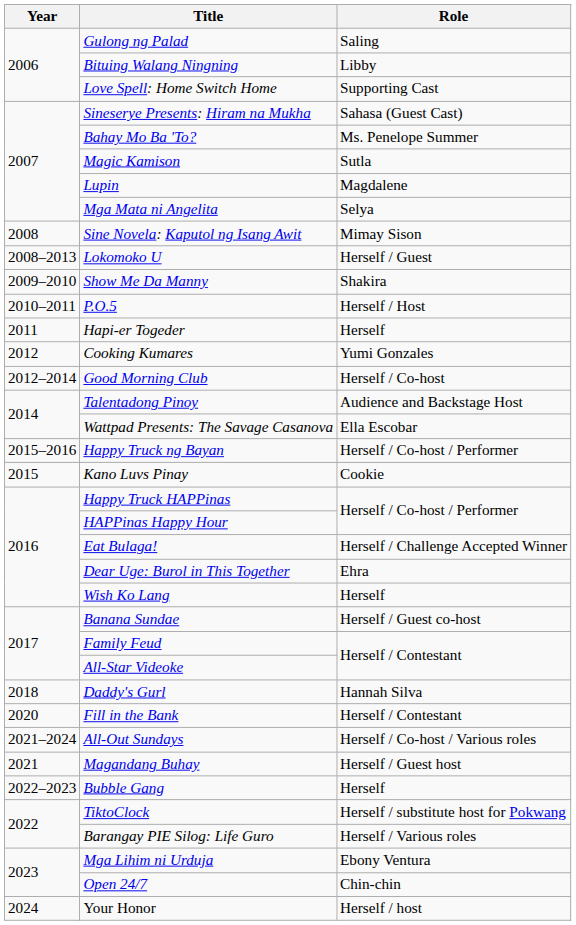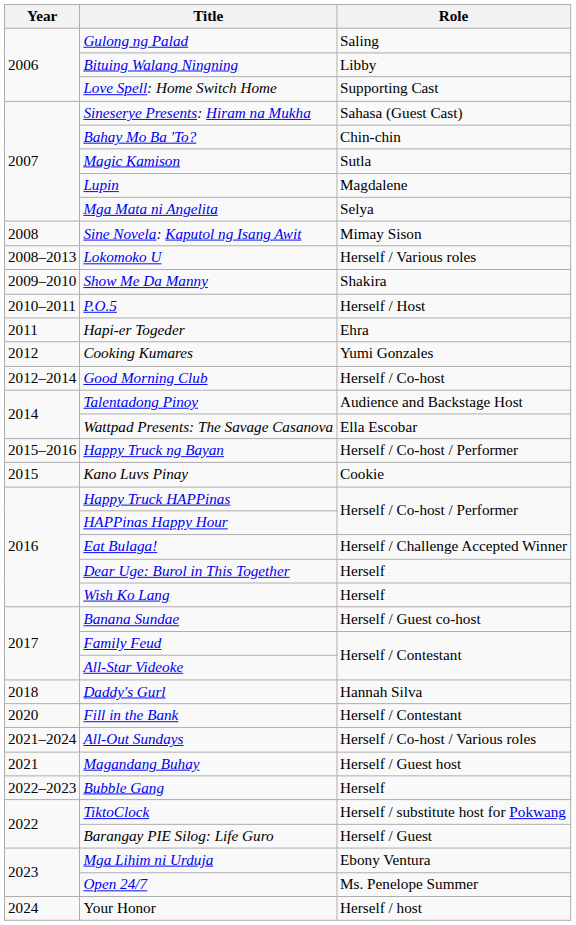(409, 137) Ms. Penelope Summer -> (370, 137) Chin-chin
(386, 257) Herself / Guest -> (408, 257) Herself / Various roles
(362, 329) Herself -> (354, 329) Ehra
(354, 570) Ehra -> (362, 570) Herself
(408, 836) Herself / Various roles -> (386, 836) Herself / Guest
(370, 884) Chin-chin -> (409, 884) Ms. Penelope Summer
